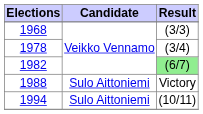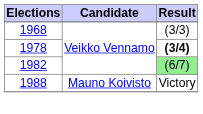(177, 48) normal -> (177, 48) bold
(109, 83) Sulo Aittoniemi -> (109, 83) Mauno Koivisto
- row: (33, 100)
